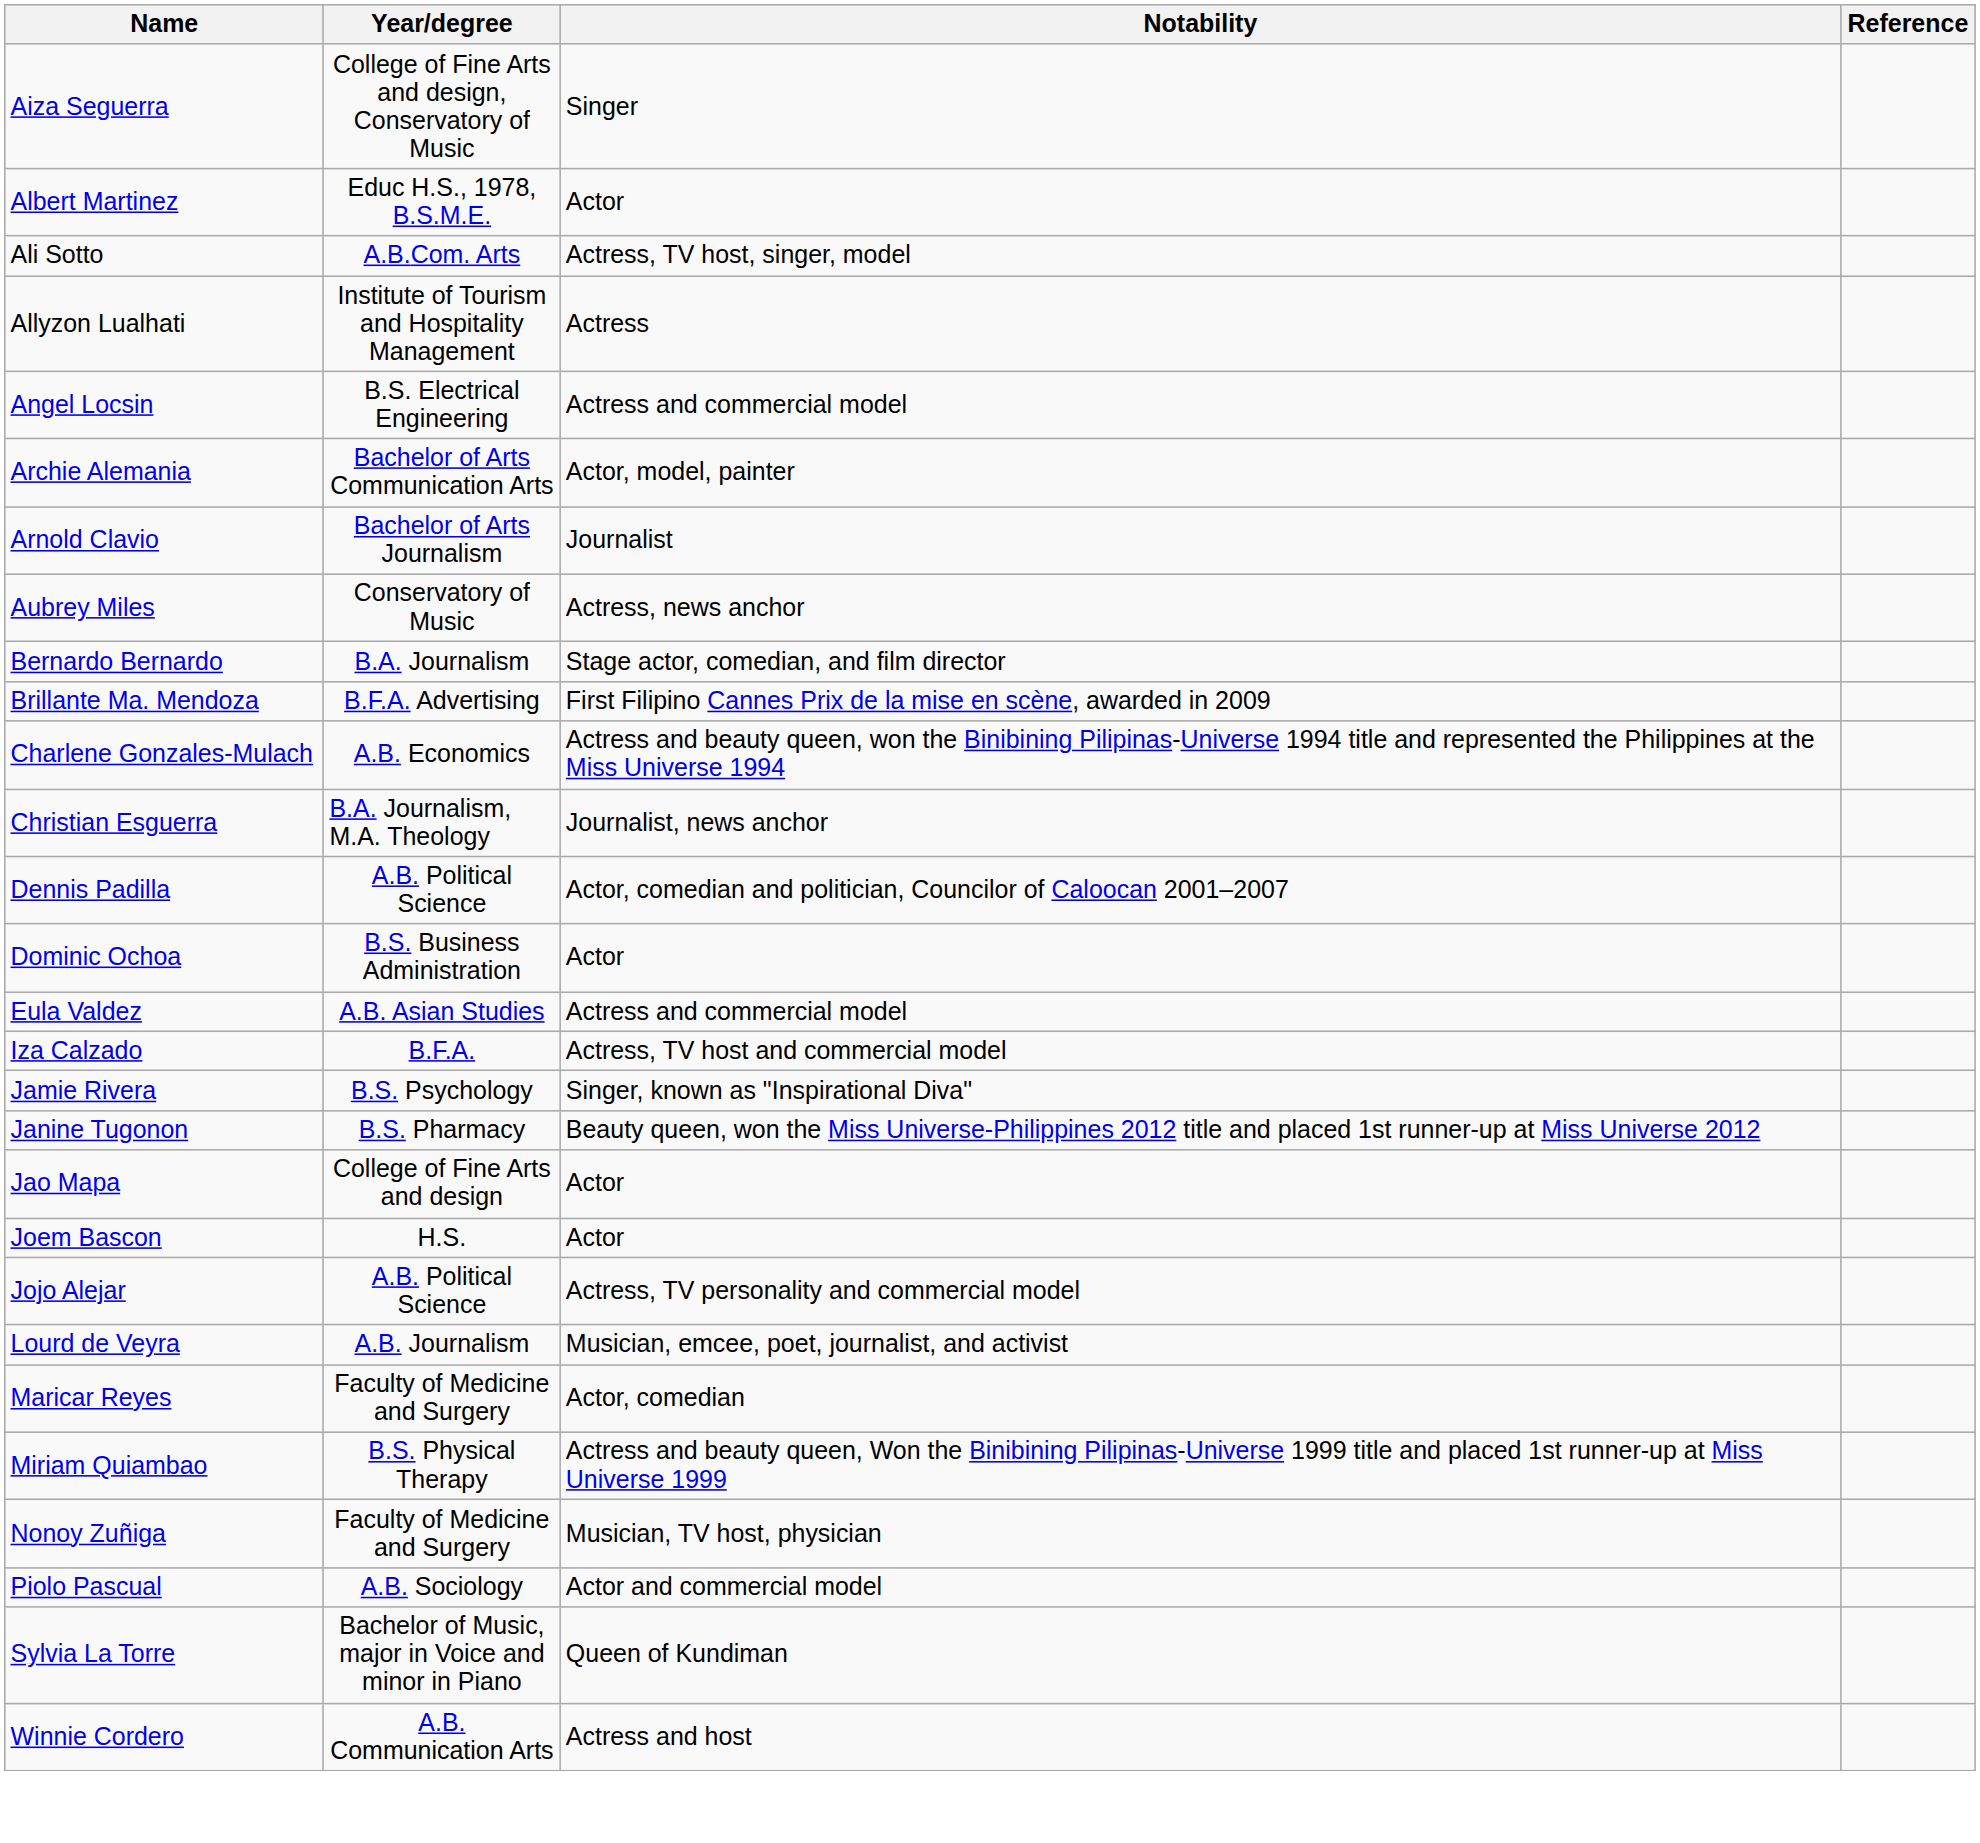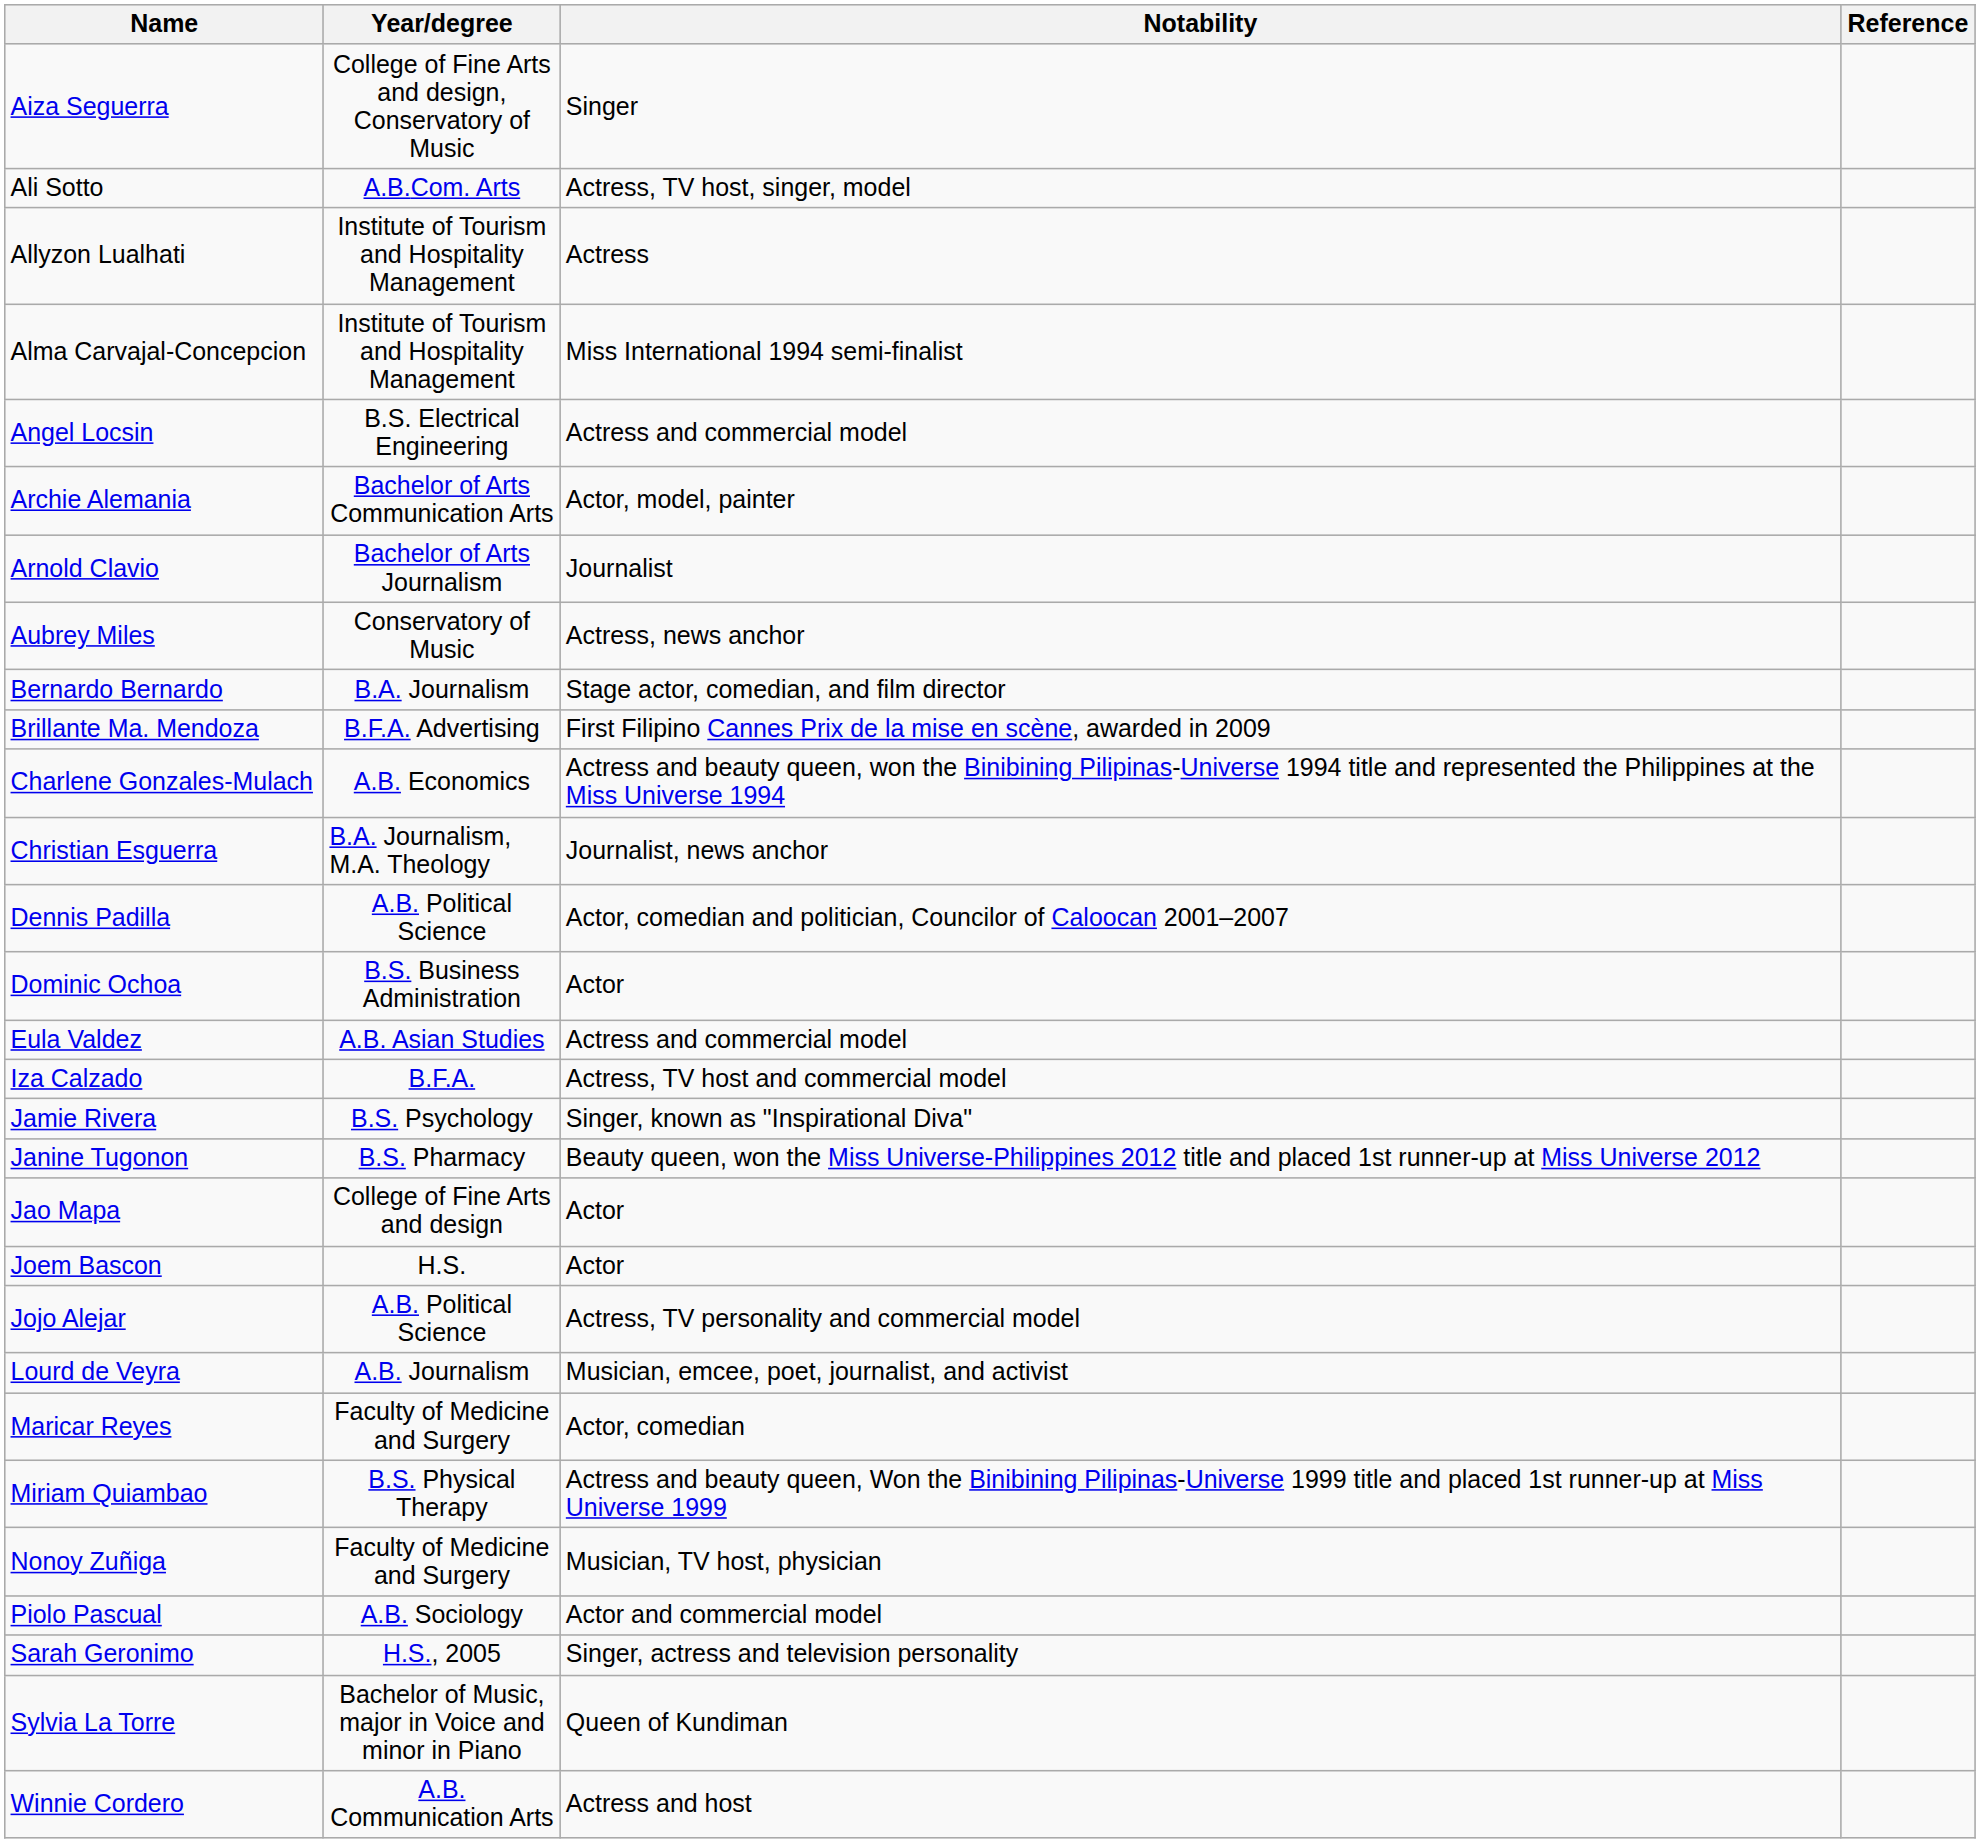- row: (94, 201)
+ row: (158, 351)
+ row: (102, 1654)
